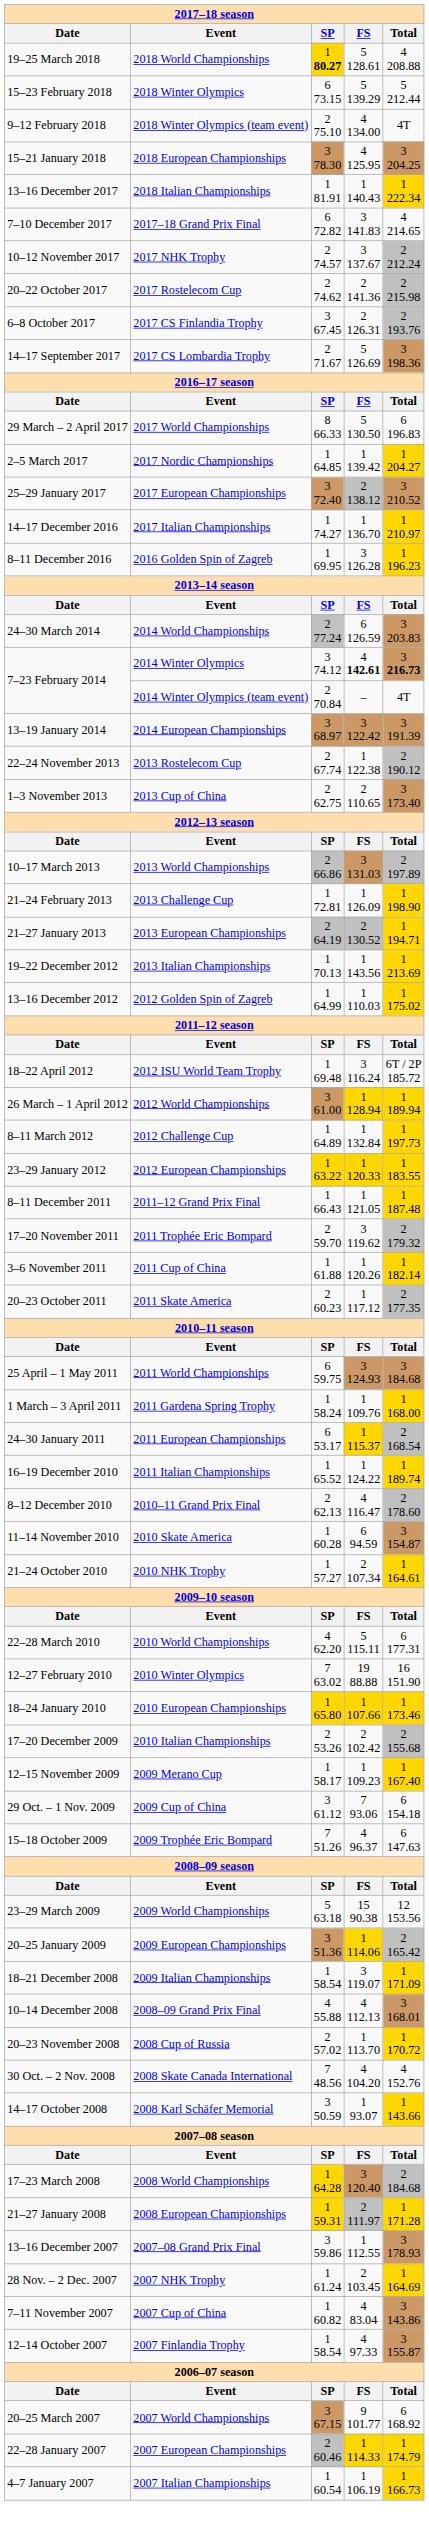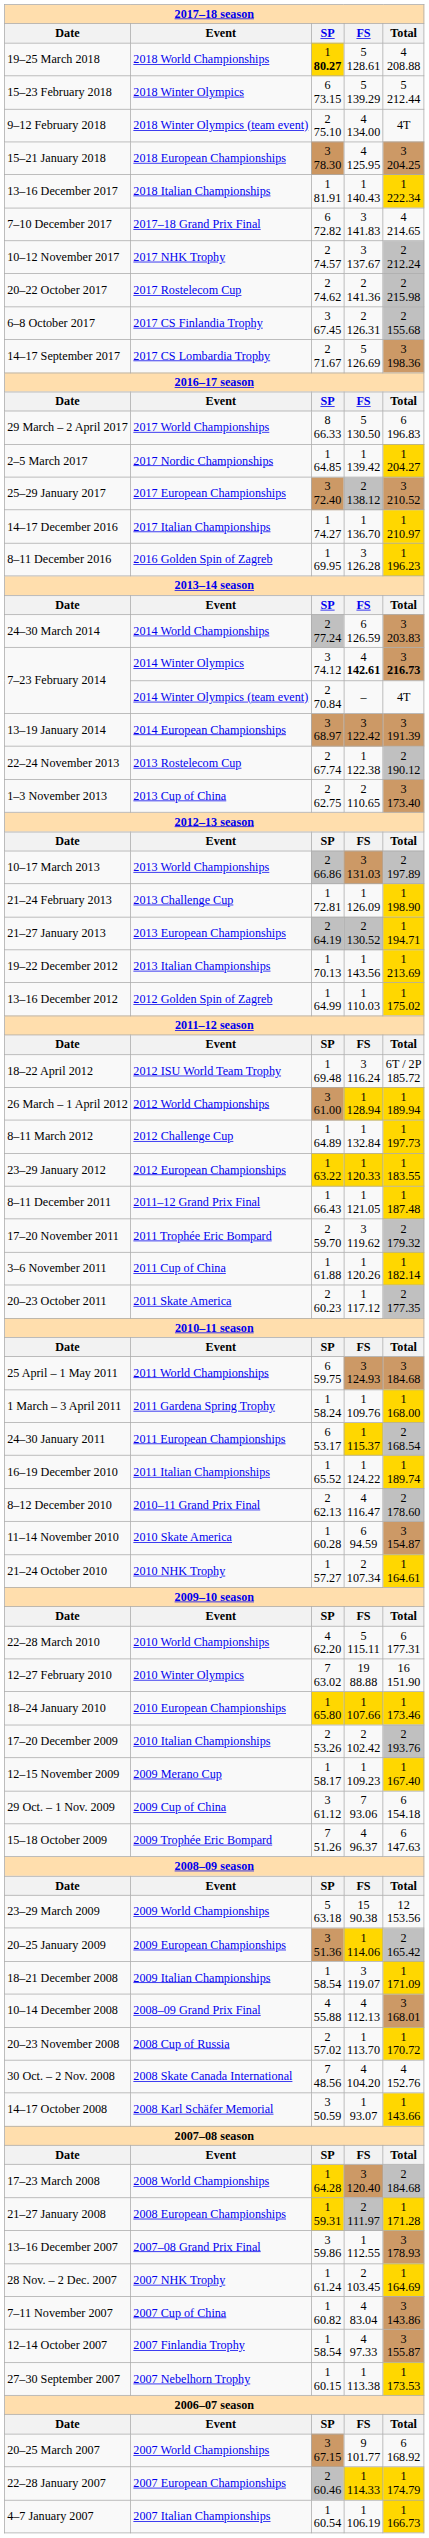(404, 323) 2 193.76 -> (404, 323) 2 155.68
(404, 1741) 2 155.68 -> (404, 1741) 2 193.76
+ row: (192, 2378)
